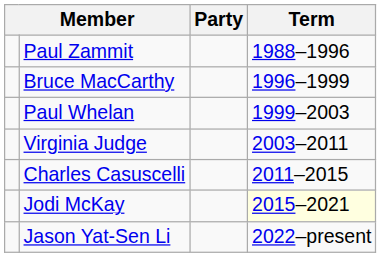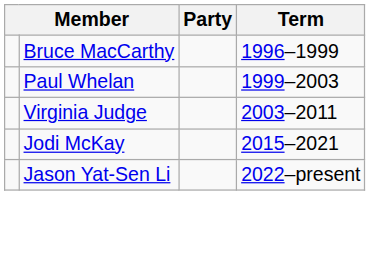- row: (78, 50)
- row: (104, 174)
(301, 205) lightyellow background -> (290, 143) no background
